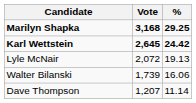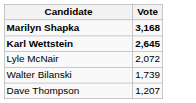- column: (177, 12)
